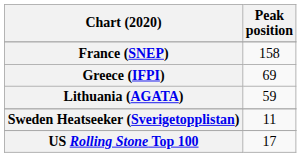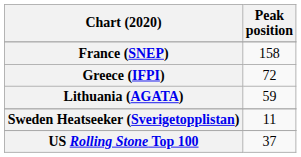(269, 75) 69 -> (269, 75) 72
(269, 141) 17 -> (269, 141) 37
